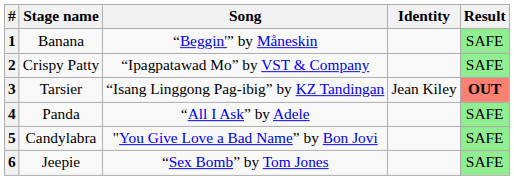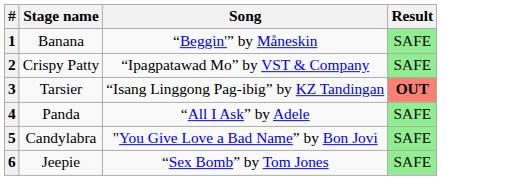- column: (424, 16)
